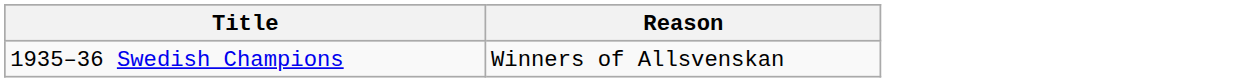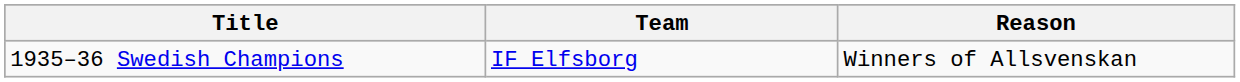+ column: (662, 23)
